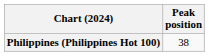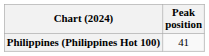(184, 42) 38 -> (184, 42) 41
